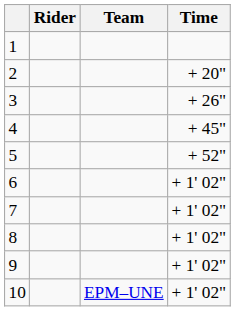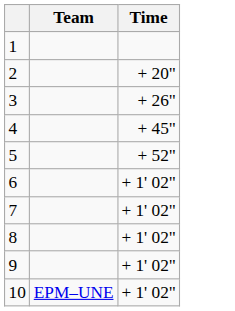- column: (55, 18)
